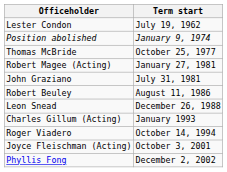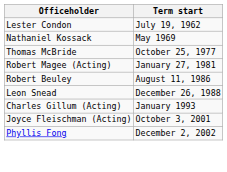+ row: (49, 38)
- row: (51, 38)
- row: (39, 79)
- row: (39, 133)
